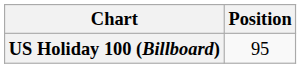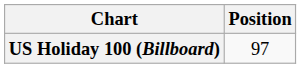(260, 48) 95 -> (260, 48) 97
